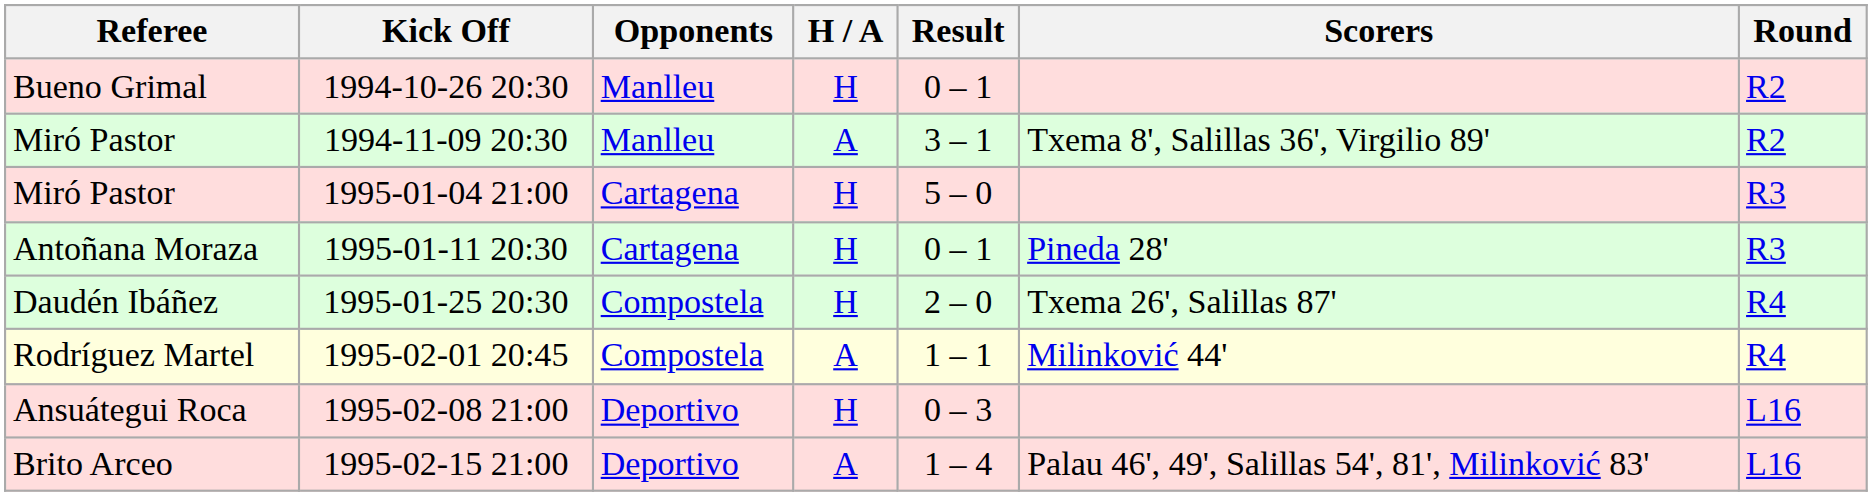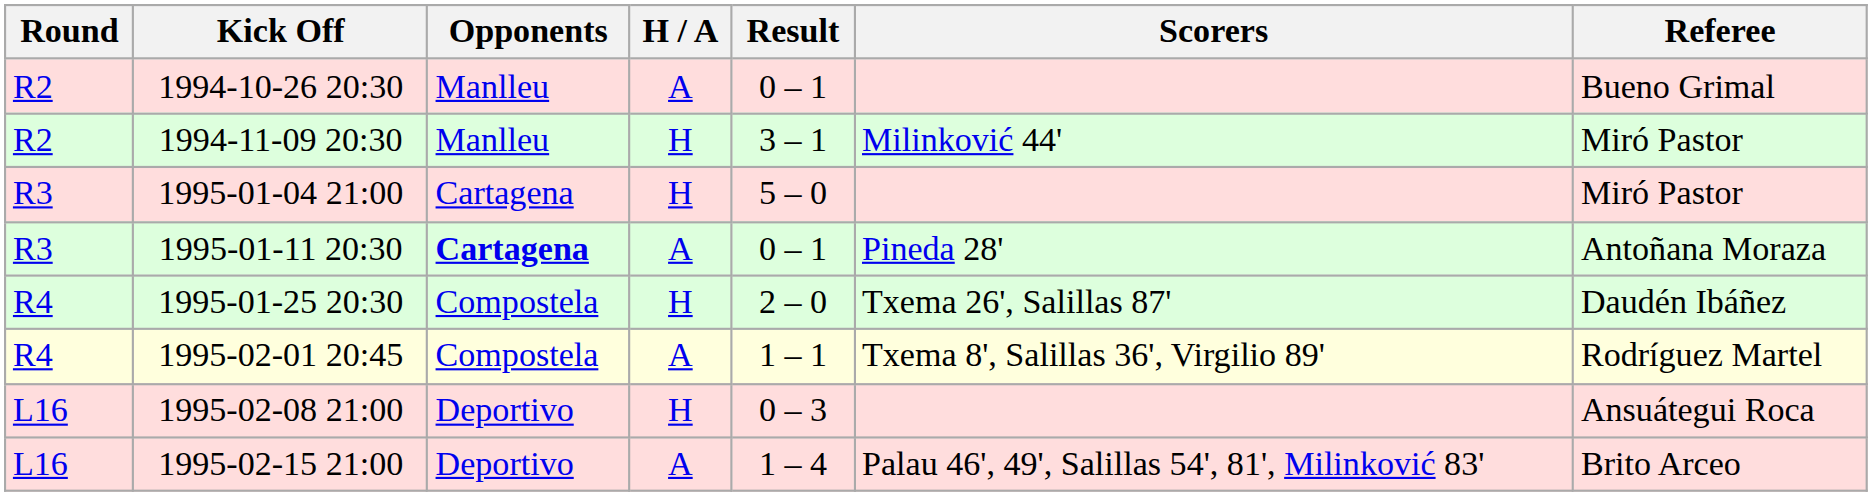columns swapped: (1803, 31) <-> (152, 31)
(846, 85) H -> (680, 85) A
(846, 139) A -> (680, 139) H
(1259, 139) Txema 8', Salillas 36', Virgilio 89' -> (962, 139) Milinković 44'
(670, 247) normal -> (512, 247) bold
(846, 247) H -> (680, 247) A
(1127, 355) Milinković 44' -> (1093, 355) Txema 8', Salillas 36', Virgilio 89'
